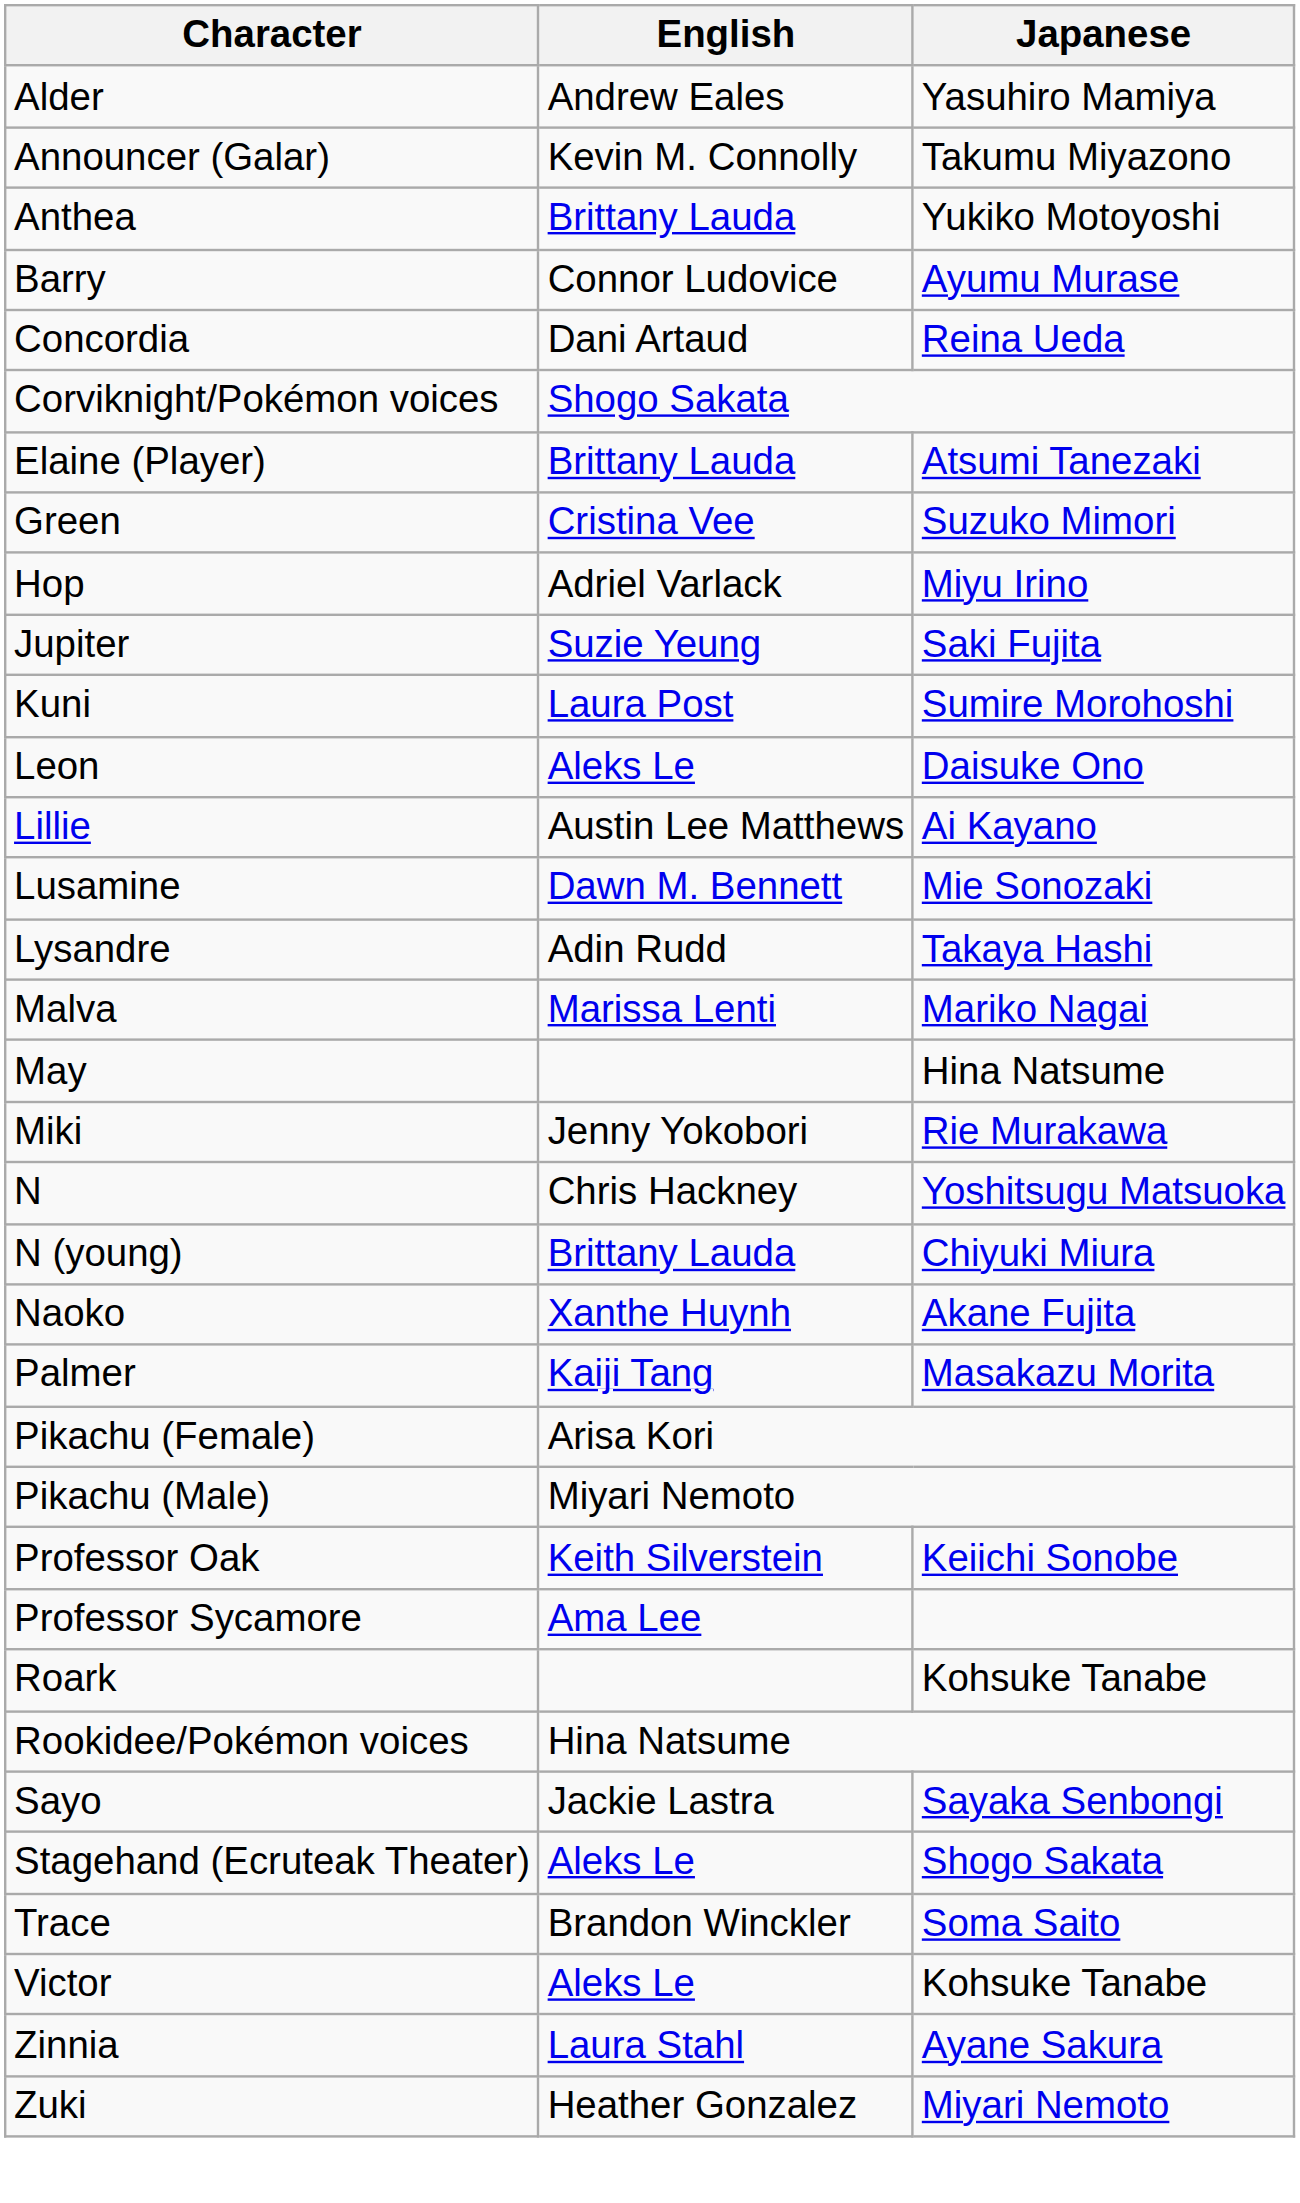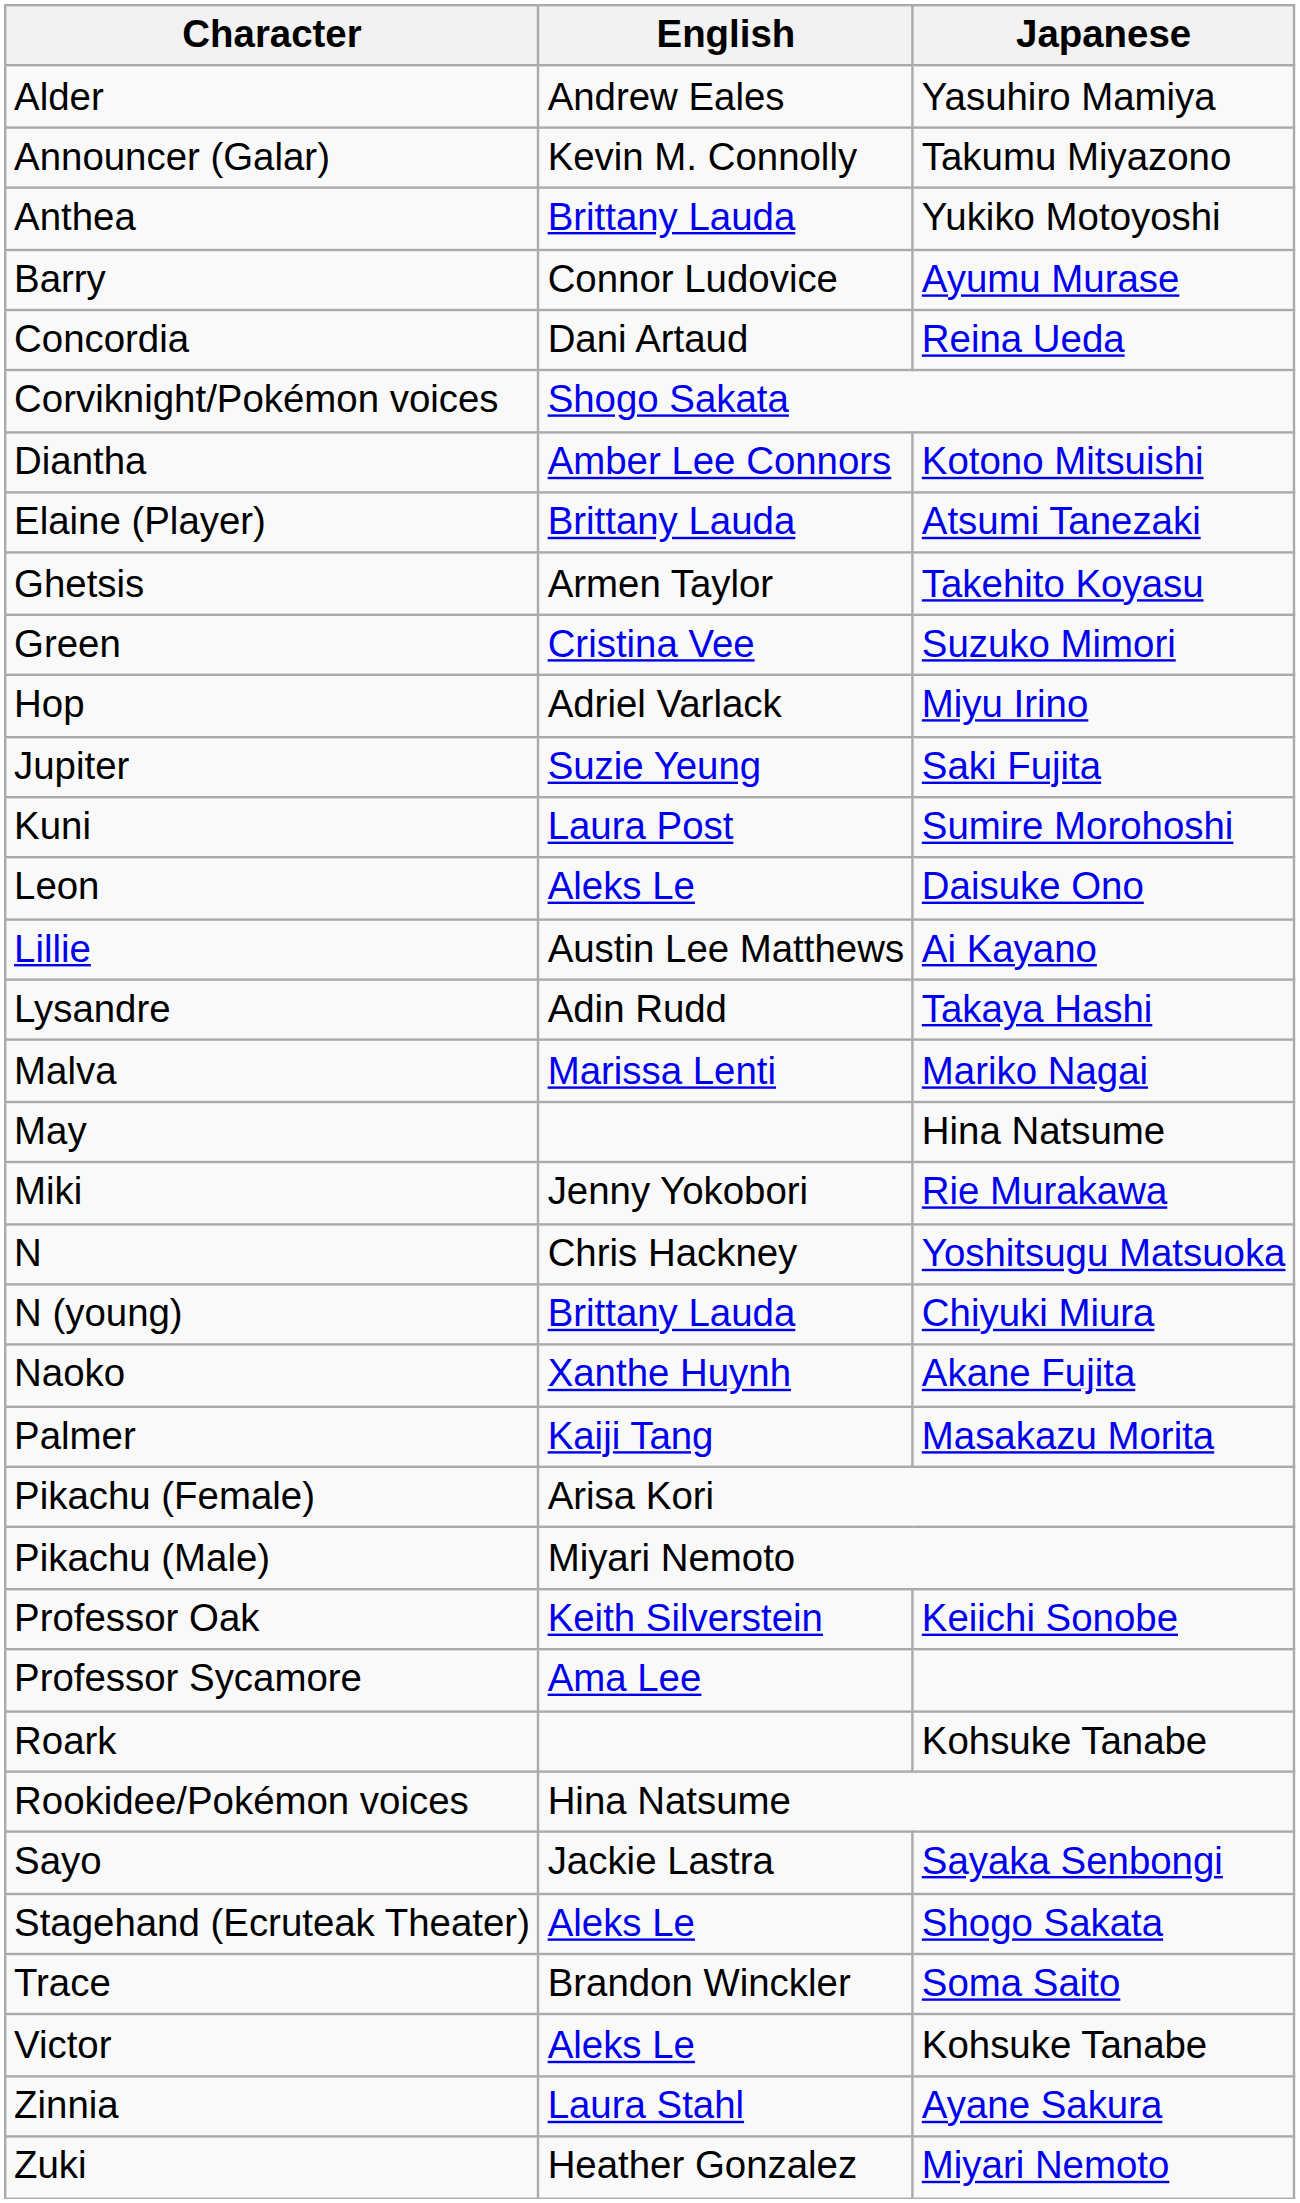+ row: (80, 461)
+ row: (79, 583)
- row: (97, 887)
